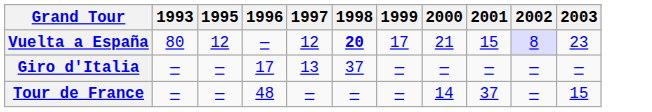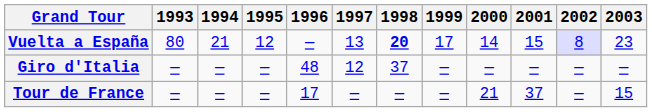+ column: (220, 17)
(310, 43) 12 -> (354, 43) 13
(444, 43) 21 -> (489, 43) 14
(265, 68) 17 -> (310, 68) 48
(310, 68) 13 -> (354, 68) 12
(265, 94) 48 -> (310, 94) 17
(444, 94) 14 -> (489, 94) 21
